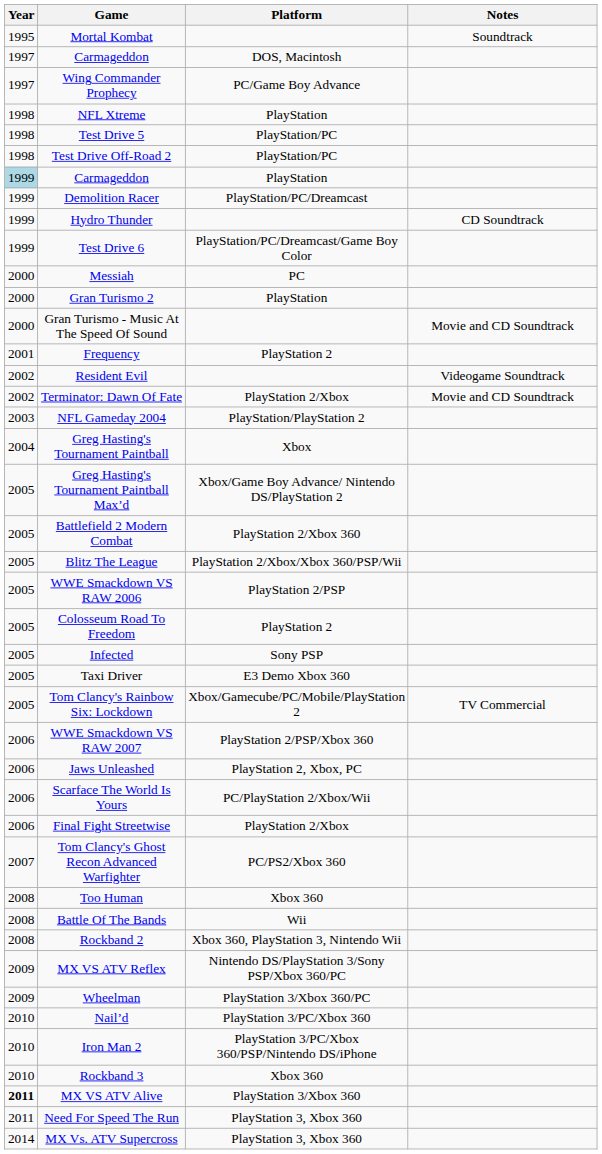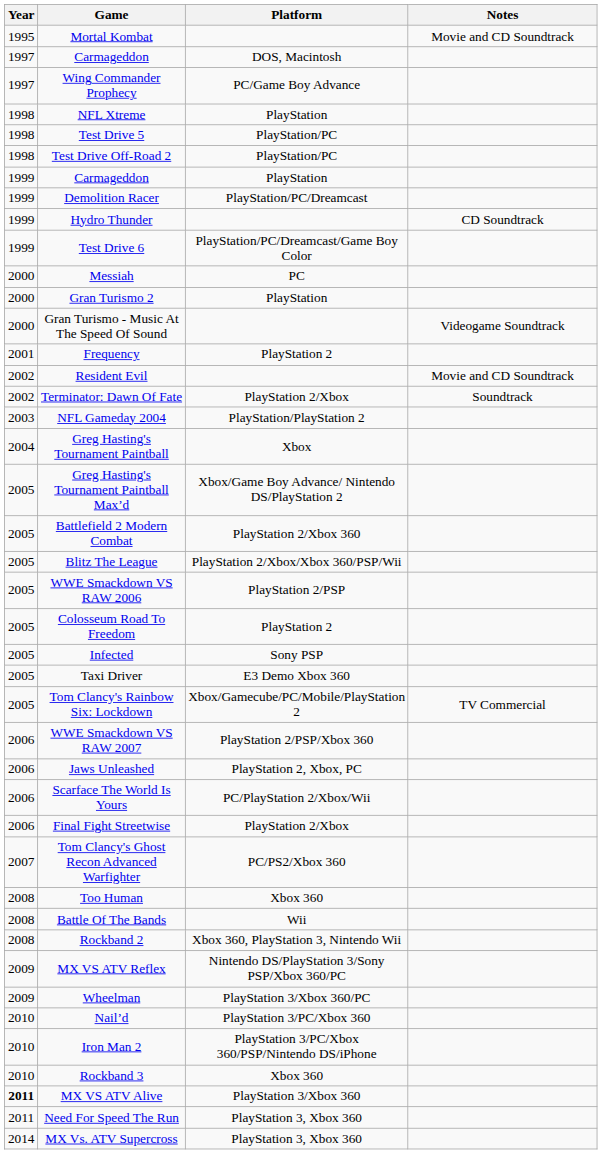(503, 36) Soundtrack -> (503, 36) Movie and CD Soundtrack
(21, 177) lightblue background -> (21, 177) no background
(503, 326) Movie and CD Soundtrack -> (503, 326) Videogame Soundtrack
(503, 375) Videogame Soundtrack -> (503, 375) Movie and CD Soundtrack
(503, 396) Movie and CD Soundtrack -> (503, 396) Soundtrack
